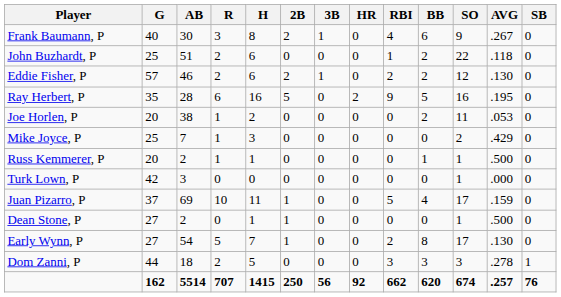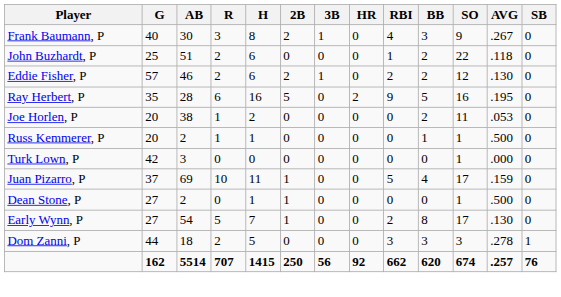(424, 35) 6 -> (424, 35) 3
- row: (44, 138)
